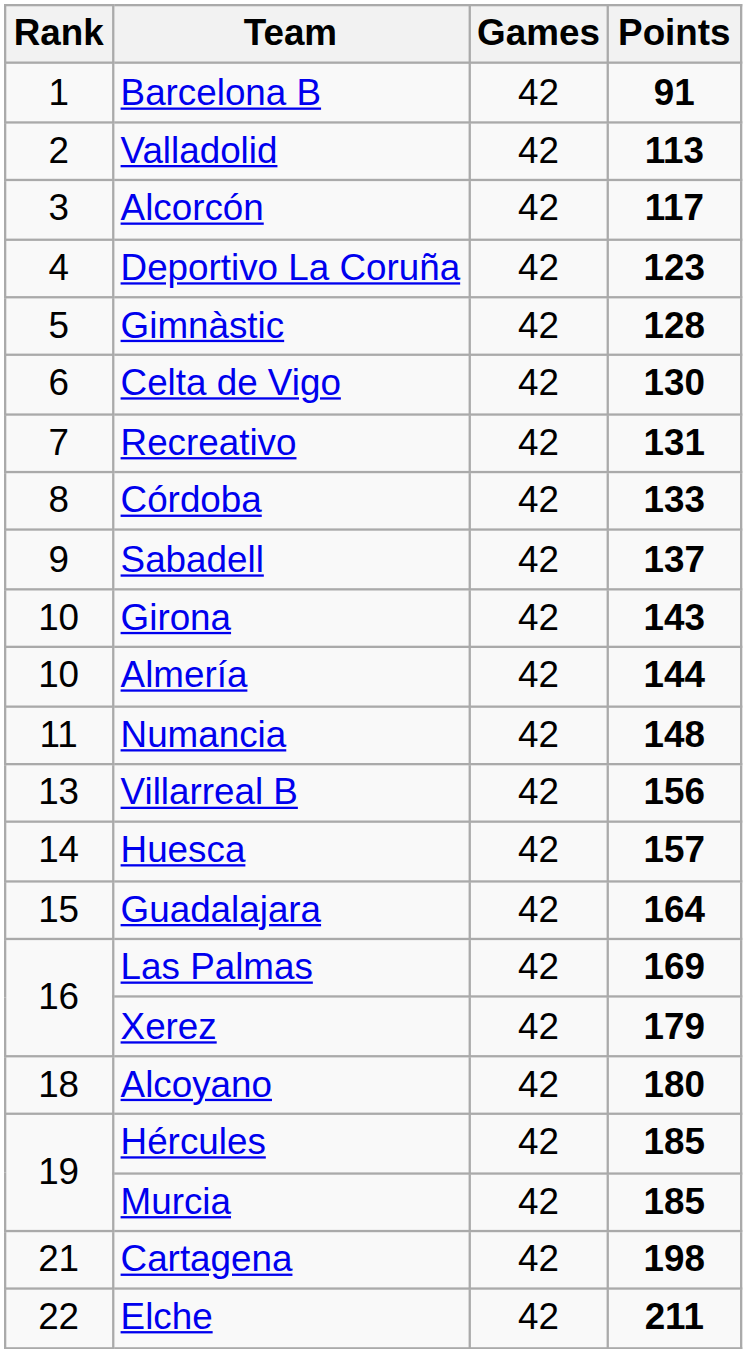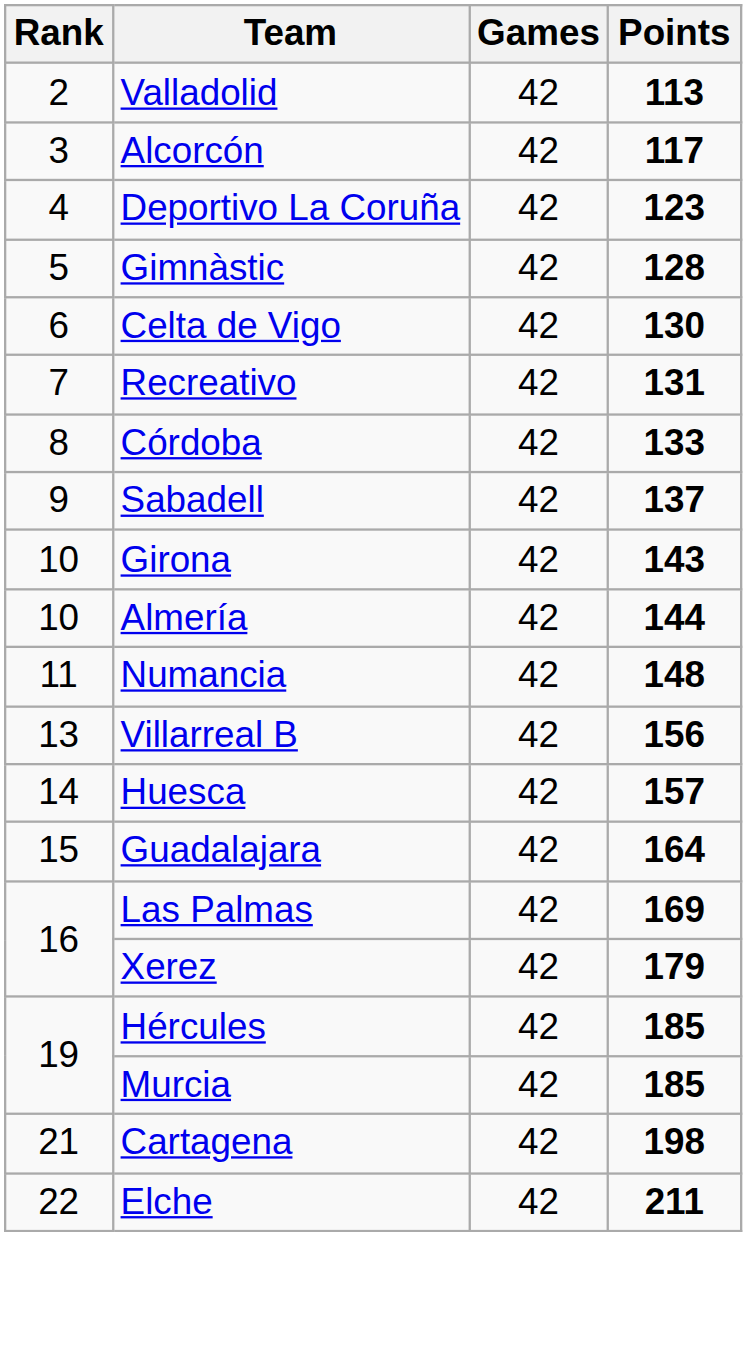- row: (221, 92)
- row: (196, 1084)
